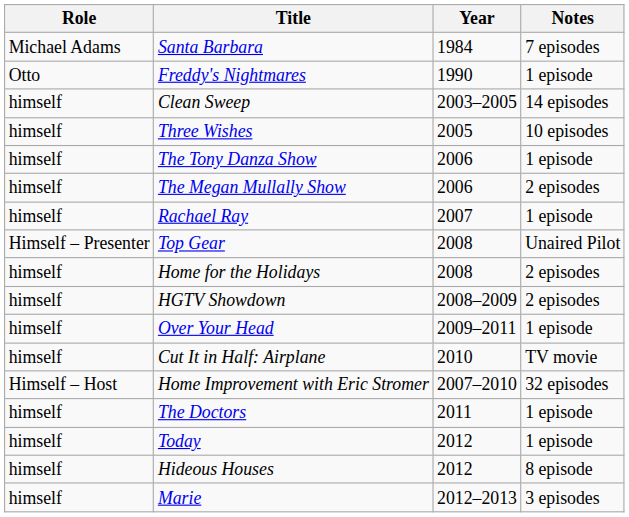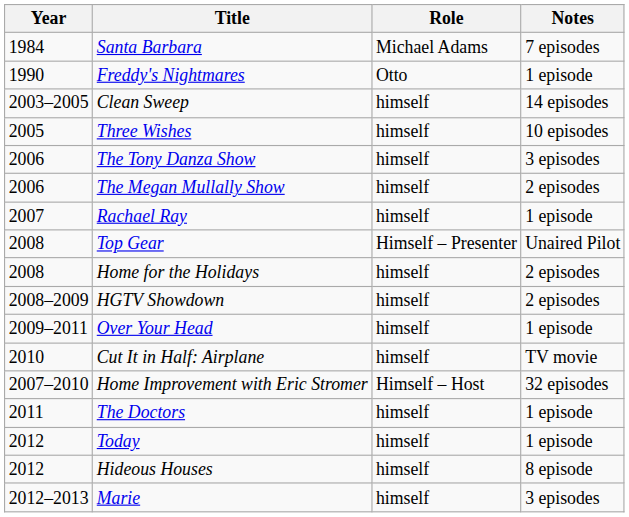columns swapped: (477, 18) <-> (79, 18)
(559, 159) 1 episode -> (562, 159) 3 episodes
